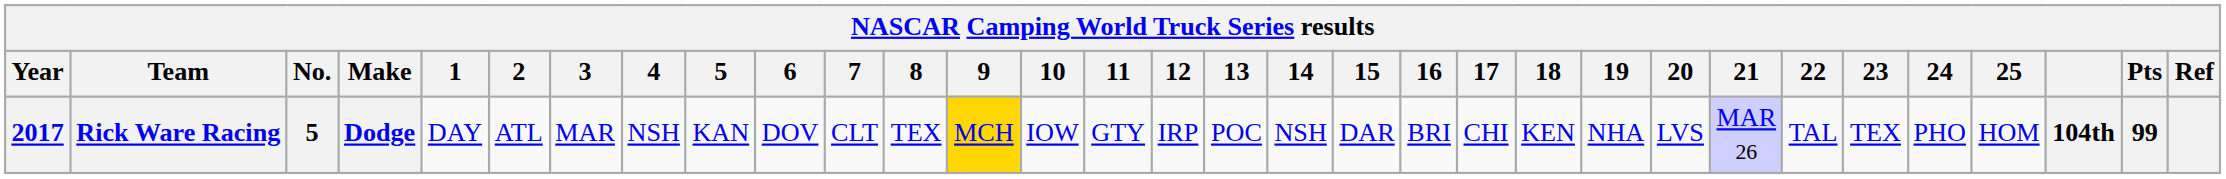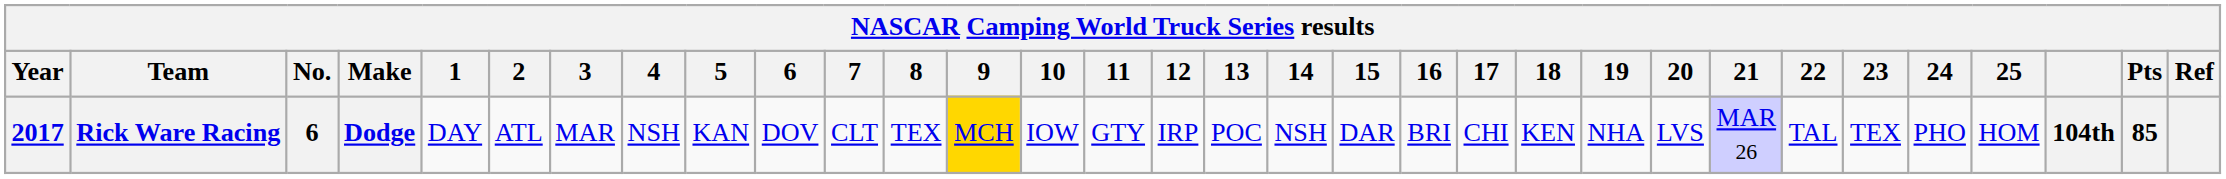(312, 134) 5 -> (312, 134) 6
(2145, 134) 99 -> (2145, 134) 85
